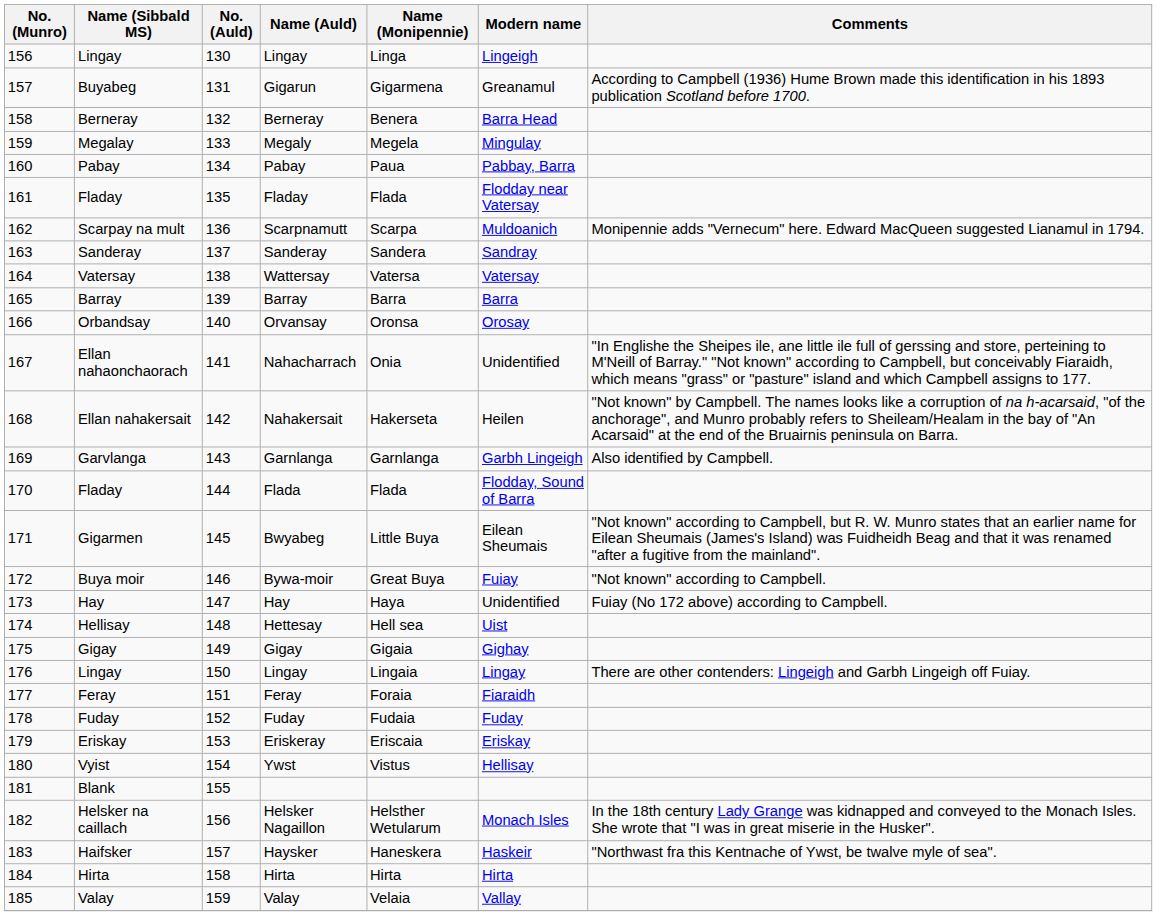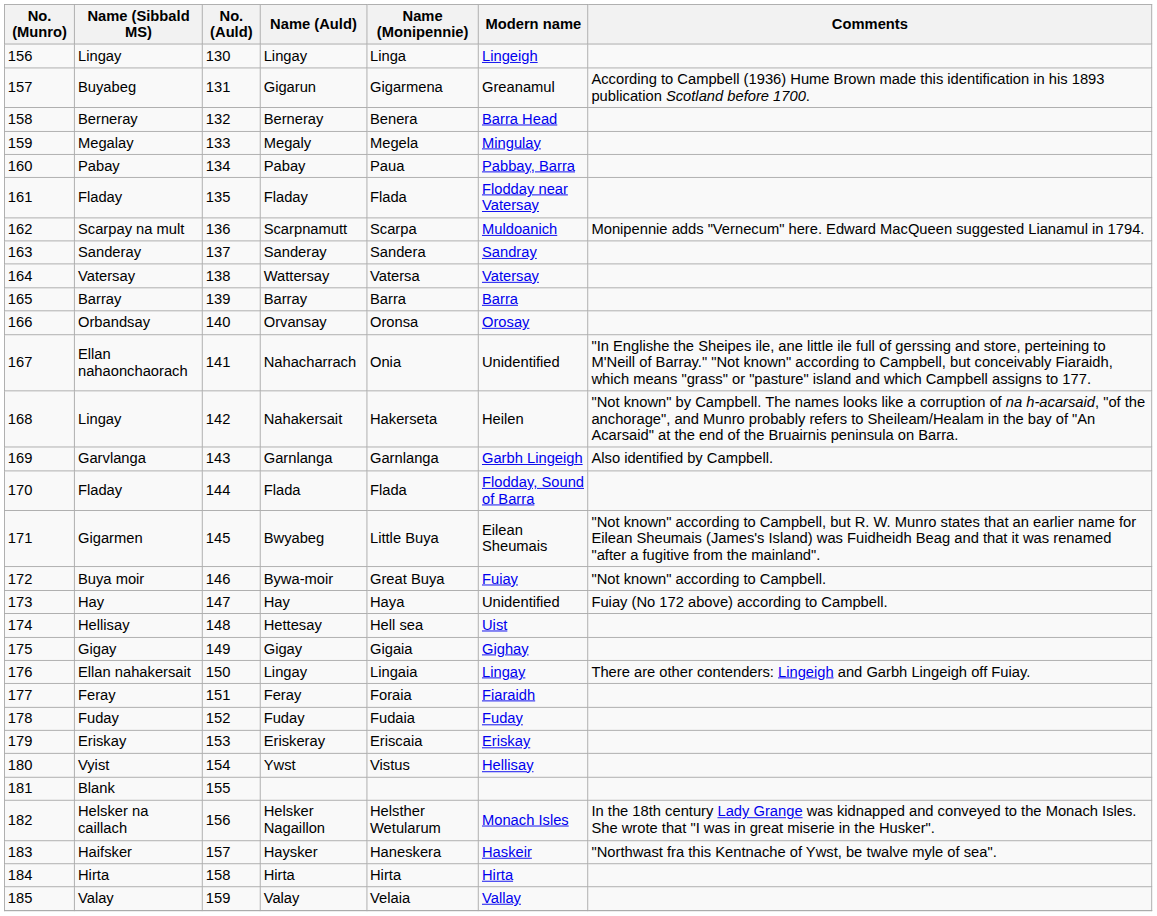(134, 419) Ellan nahakersait -> (100, 419) Lingay
(100, 672) Lingay -> (134, 672) Ellan nahakersait
